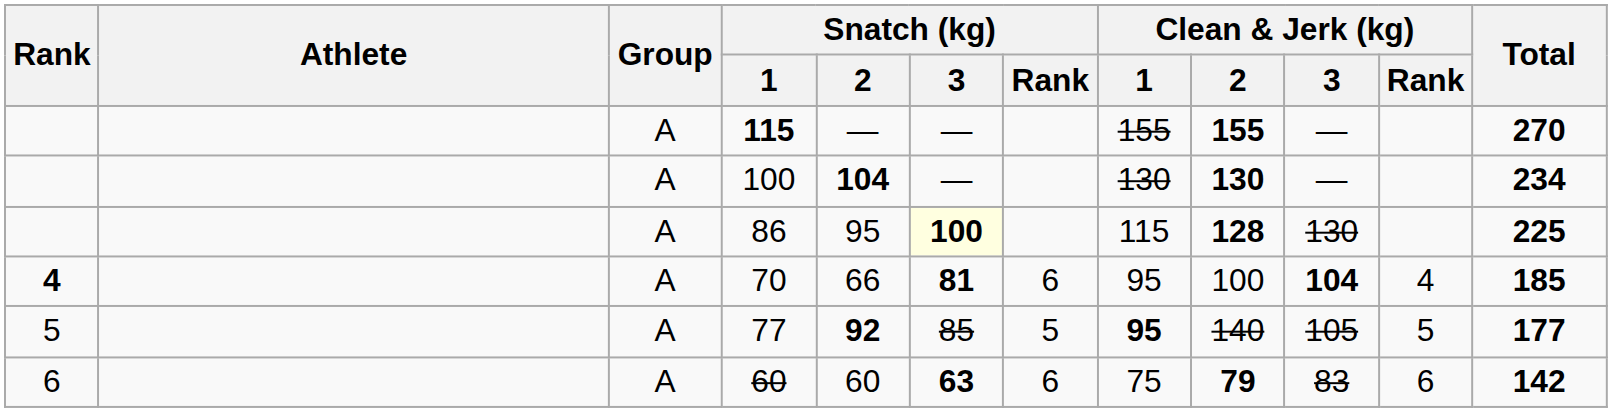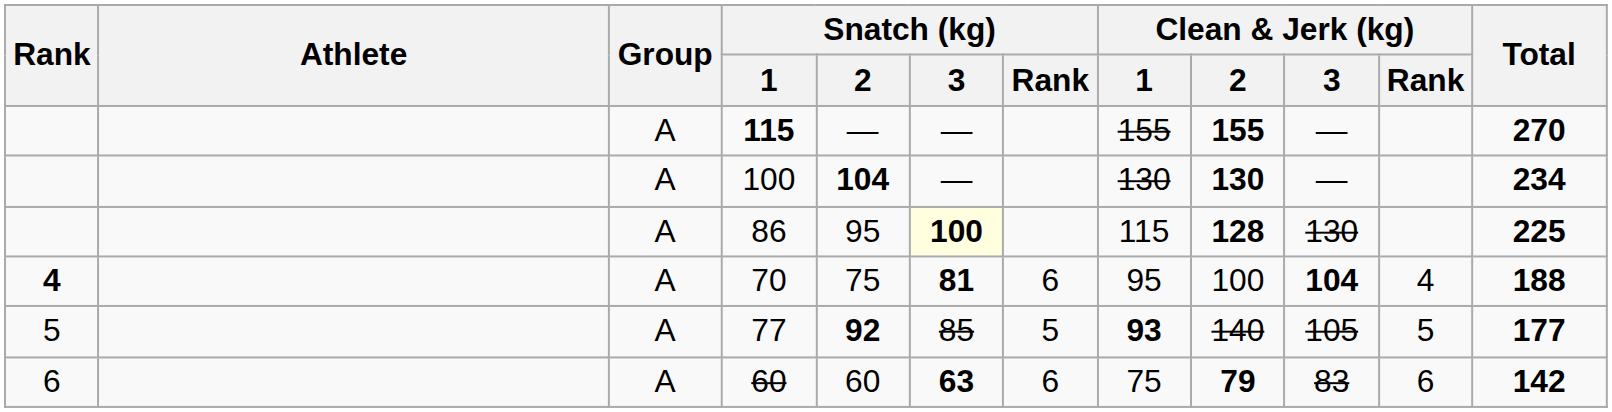(863, 280) 66 -> (863, 280) 75
(1539, 280) 185 -> (1539, 280) 188
(1144, 331) 95 -> (1144, 331) 93
